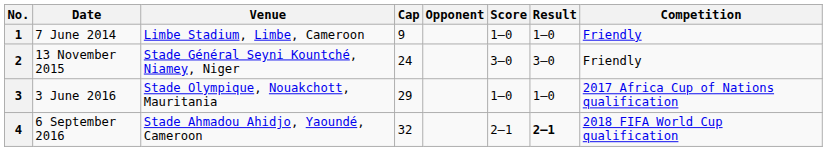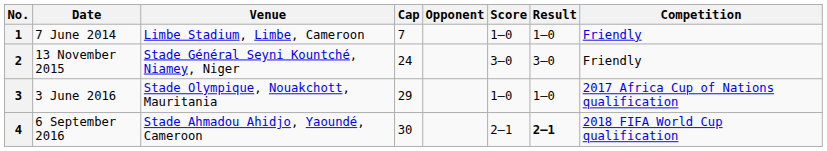(401, 34) 9 -> (401, 34) 7
(405, 129) 32 -> (405, 129) 30
